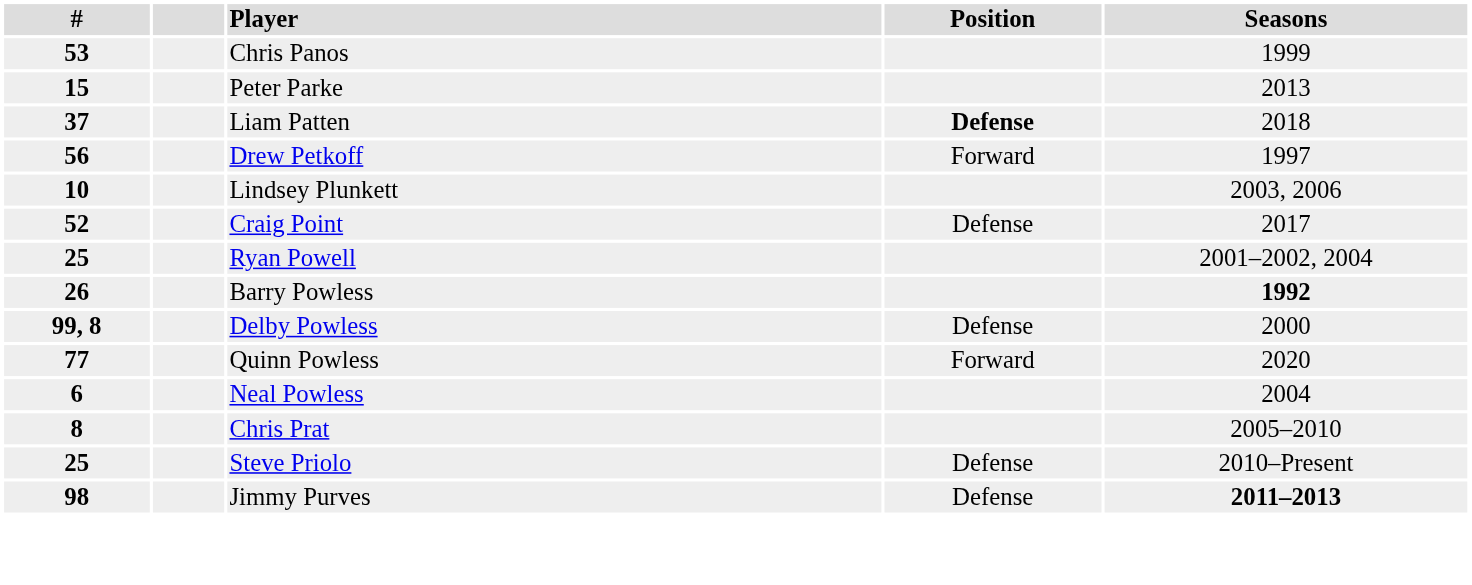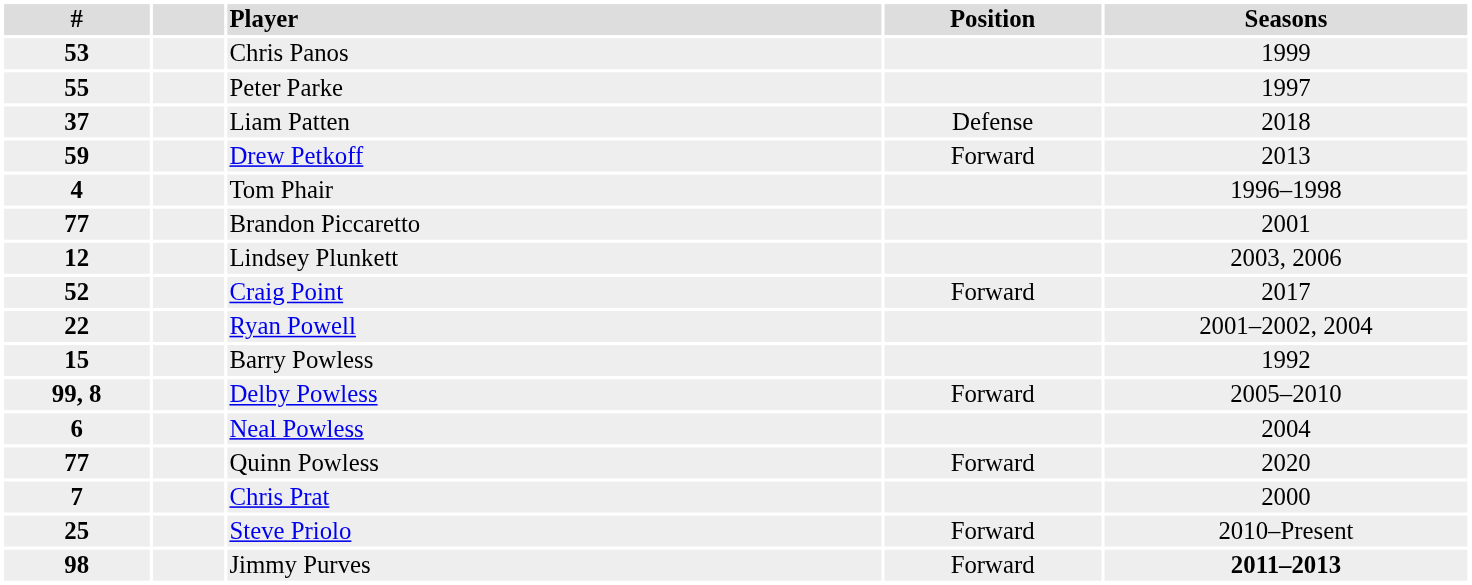(77, 87) 15 -> (77, 87) 55
(1286, 87) 2013 -> (1286, 87) 1997
(993, 121) bold -> (993, 121) normal
(77, 155) 56 -> (77, 155) 59
(1286, 155) 1997 -> (1286, 155) 2013
+ row: (281, 189)
+ row: (325, 223)
(77, 189) 10 -> (77, 258) 12
(993, 223) Defense -> (993, 292) Forward
(77, 258) 25 -> (77, 326) 22
(77, 292) 26 -> (77, 360) 15
(1286, 292) bold -> (1286, 360) normal
(993, 326) Defense -> (993, 394) Forward
(1286, 326) 2000 -> (1286, 394) 2005–2010
rows swapped: (297, 394) <-> (304, 360)
(77, 428) 8 -> (77, 496) 7
(1286, 428) 2005–2010 -> (1286, 496) 2000
(993, 462) Defense -> (993, 530) Forward
(993, 496) Defense -> (993, 564) Forward
